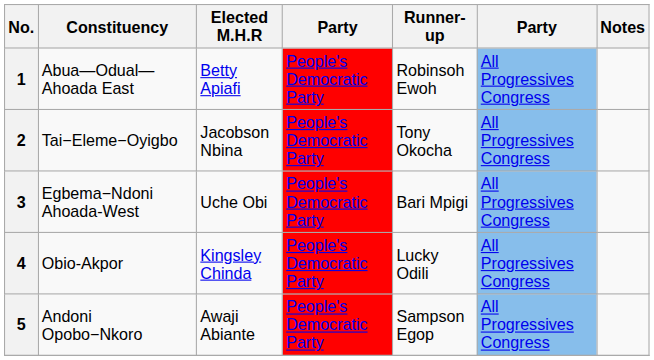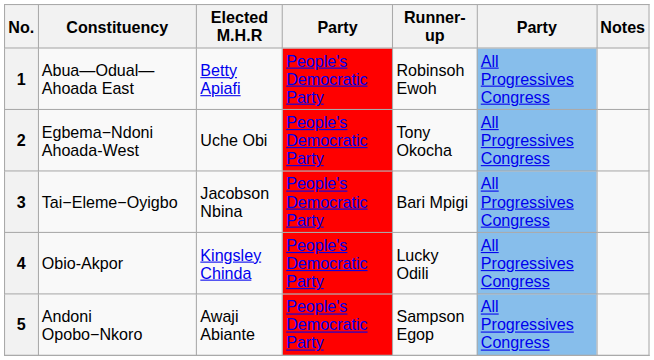(110, 141) Tai−Eleme−Oyigbo -> (97, 141) Egbema−Ndoni Ahoada-West
(235, 141) Jacobson Nbina -> (234, 141) Uche Obi
(97, 202) Egbema−Ndoni Ahoada-West -> (110, 202) Tai−Eleme−Oyigbo
(234, 202) Uche Obi -> (235, 202) Jacobson Nbina
